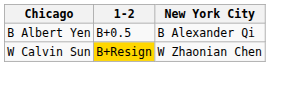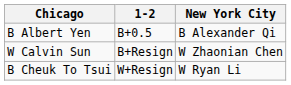(124, 52) gold background -> (145, 52) no background
+ row: (59, 70)
